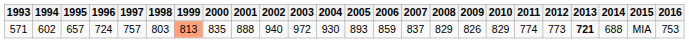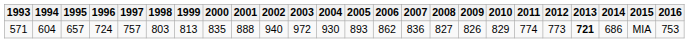(47, 29) 602 -> (47, 29) 604
(189, 29) lightsalmon background -> (189, 29) no background
(387, 29) 859 -> (387, 29) 862
(416, 29) 837 -> (416, 29) 836
(444, 29) 829 -> (444, 29) 827
(613, 29) 688 -> (613, 29) 686
